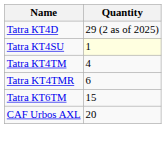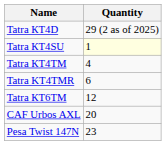(91, 98) 15 -> (91, 98) 12
+ row: (43, 132)
